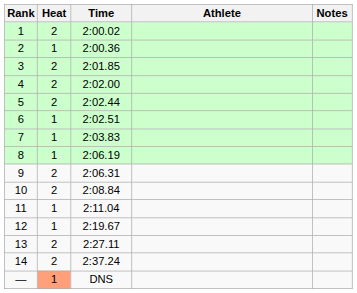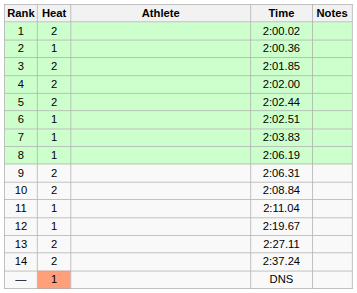columns swapped: (222, 13) <-> (101, 13)
